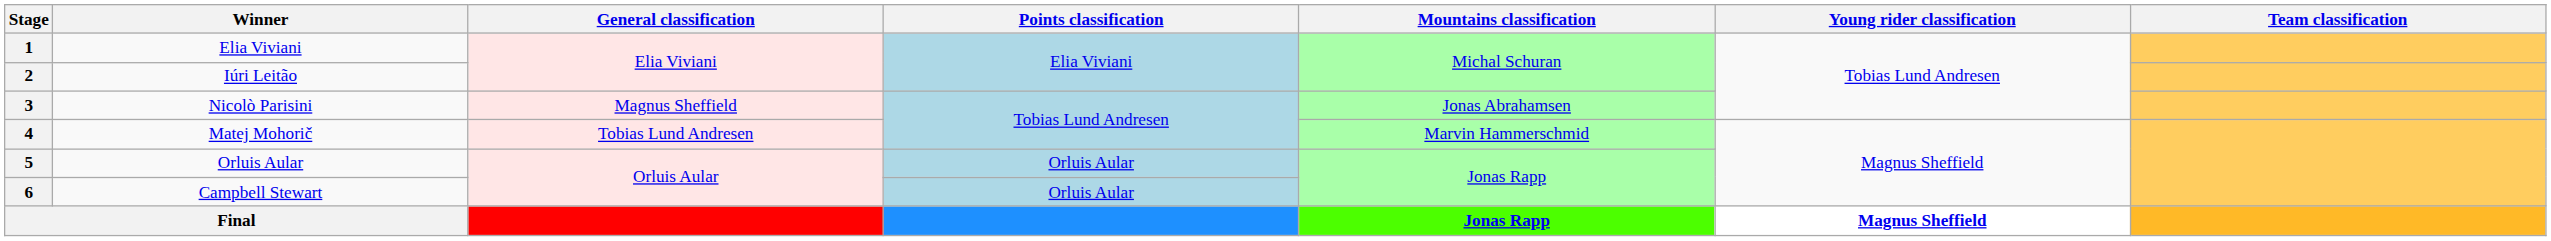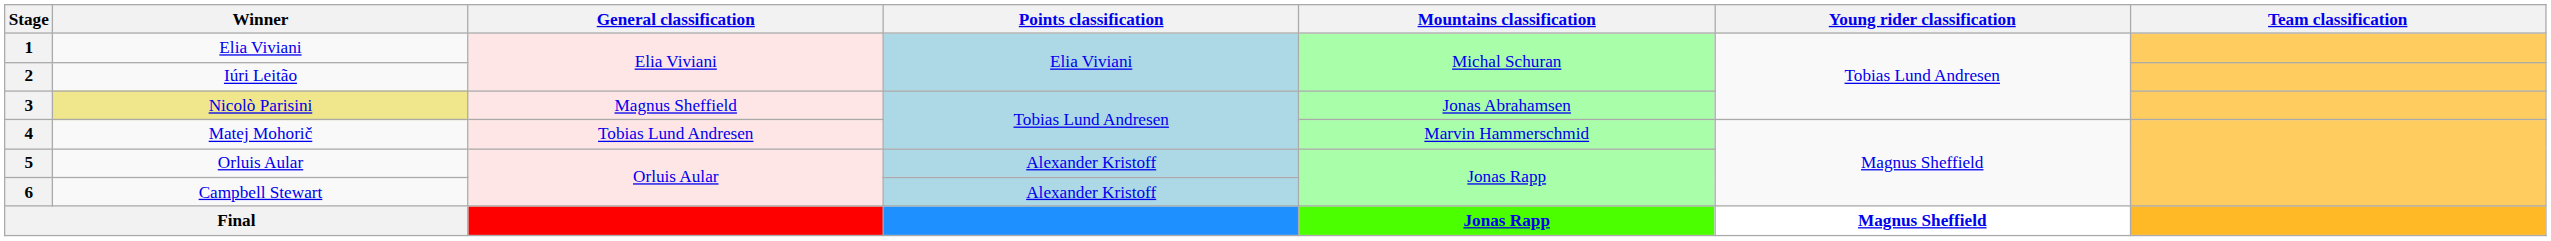(260, 105) no background -> (260, 105) khaki background
(1091, 163) Orluis Aular -> (1091, 163) Alexander Kristoff
(1091, 191) Orluis Aular -> (1091, 191) Alexander Kristoff
